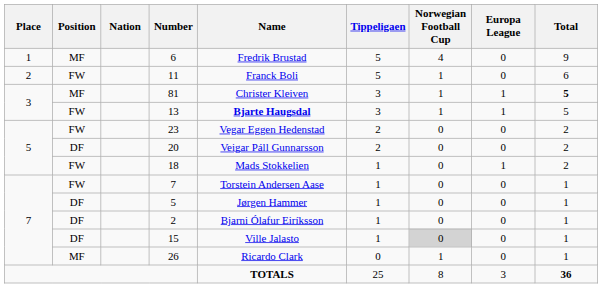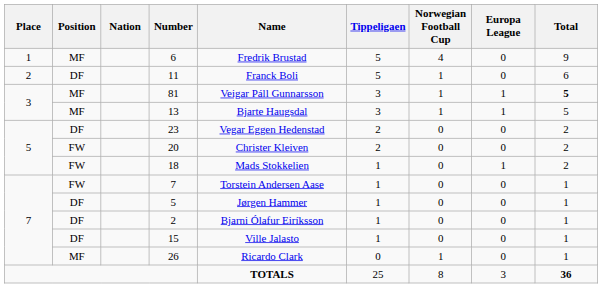(77, 75) FW -> (77, 75) DF
(272, 93) Christer Kleiven -> (272, 93) Veigar Páll Gunnarsson
(77, 111) FW -> (77, 111) MF
(272, 111) bold -> (272, 111) normal
(77, 129) FW -> (77, 129) DF
(77, 147) DF -> (77, 147) FW
(272, 147) Veigar Páll Gunnarsson -> (272, 147) Christer Kleiven
(441, 238) lightgrey background -> (441, 238) no background
